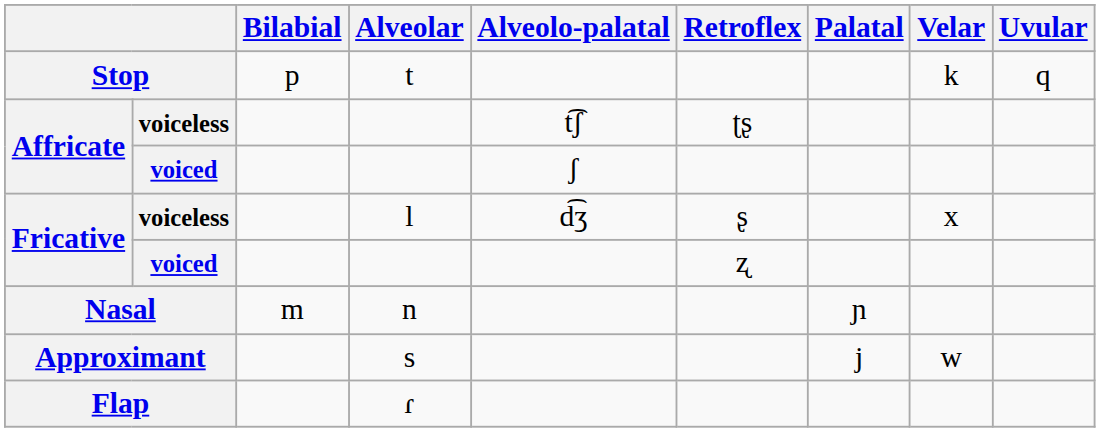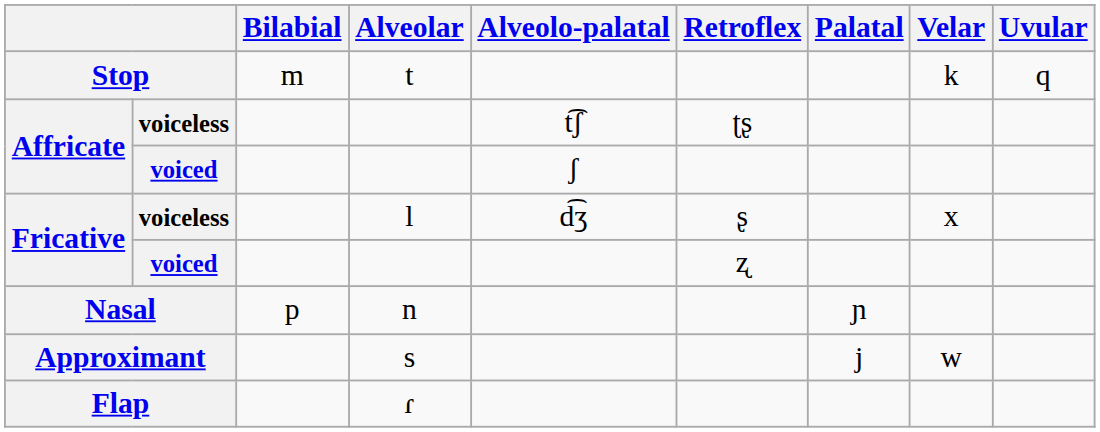(292, 74) p -> (292, 74) m
(292, 309) m -> (292, 309) p
